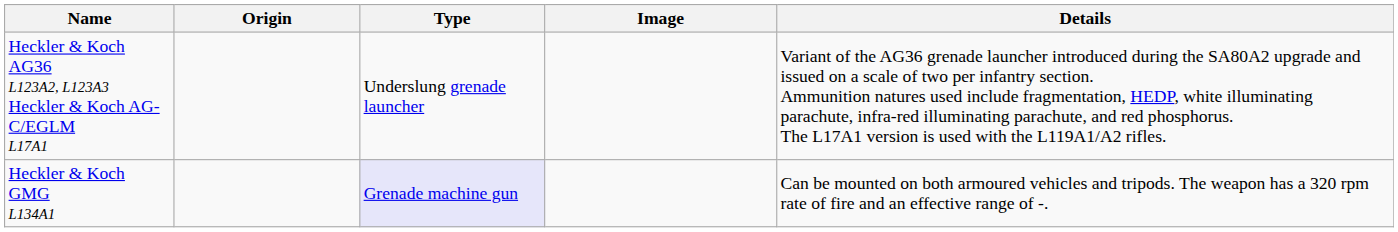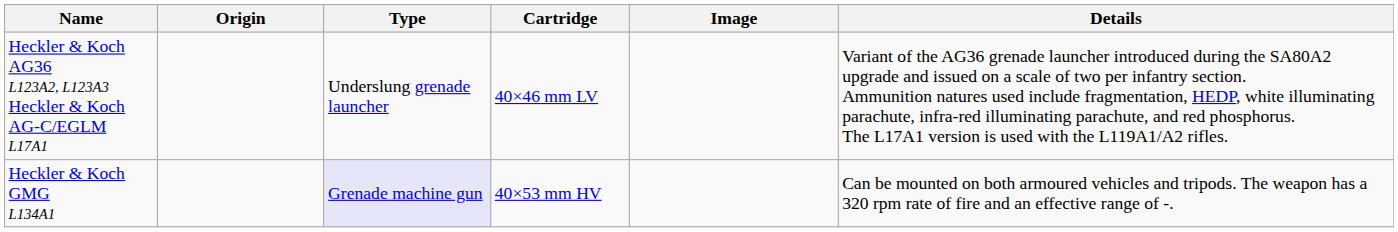+ column: (560, 18)
